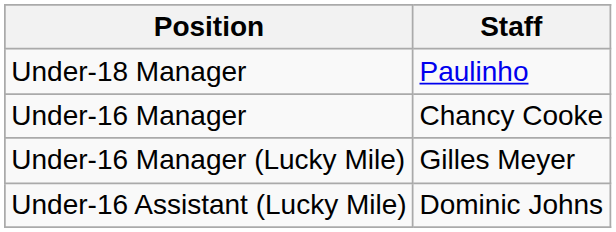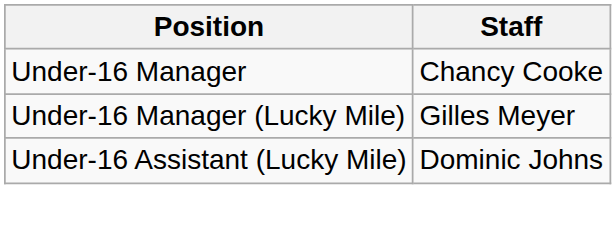- row: (129, 71)
